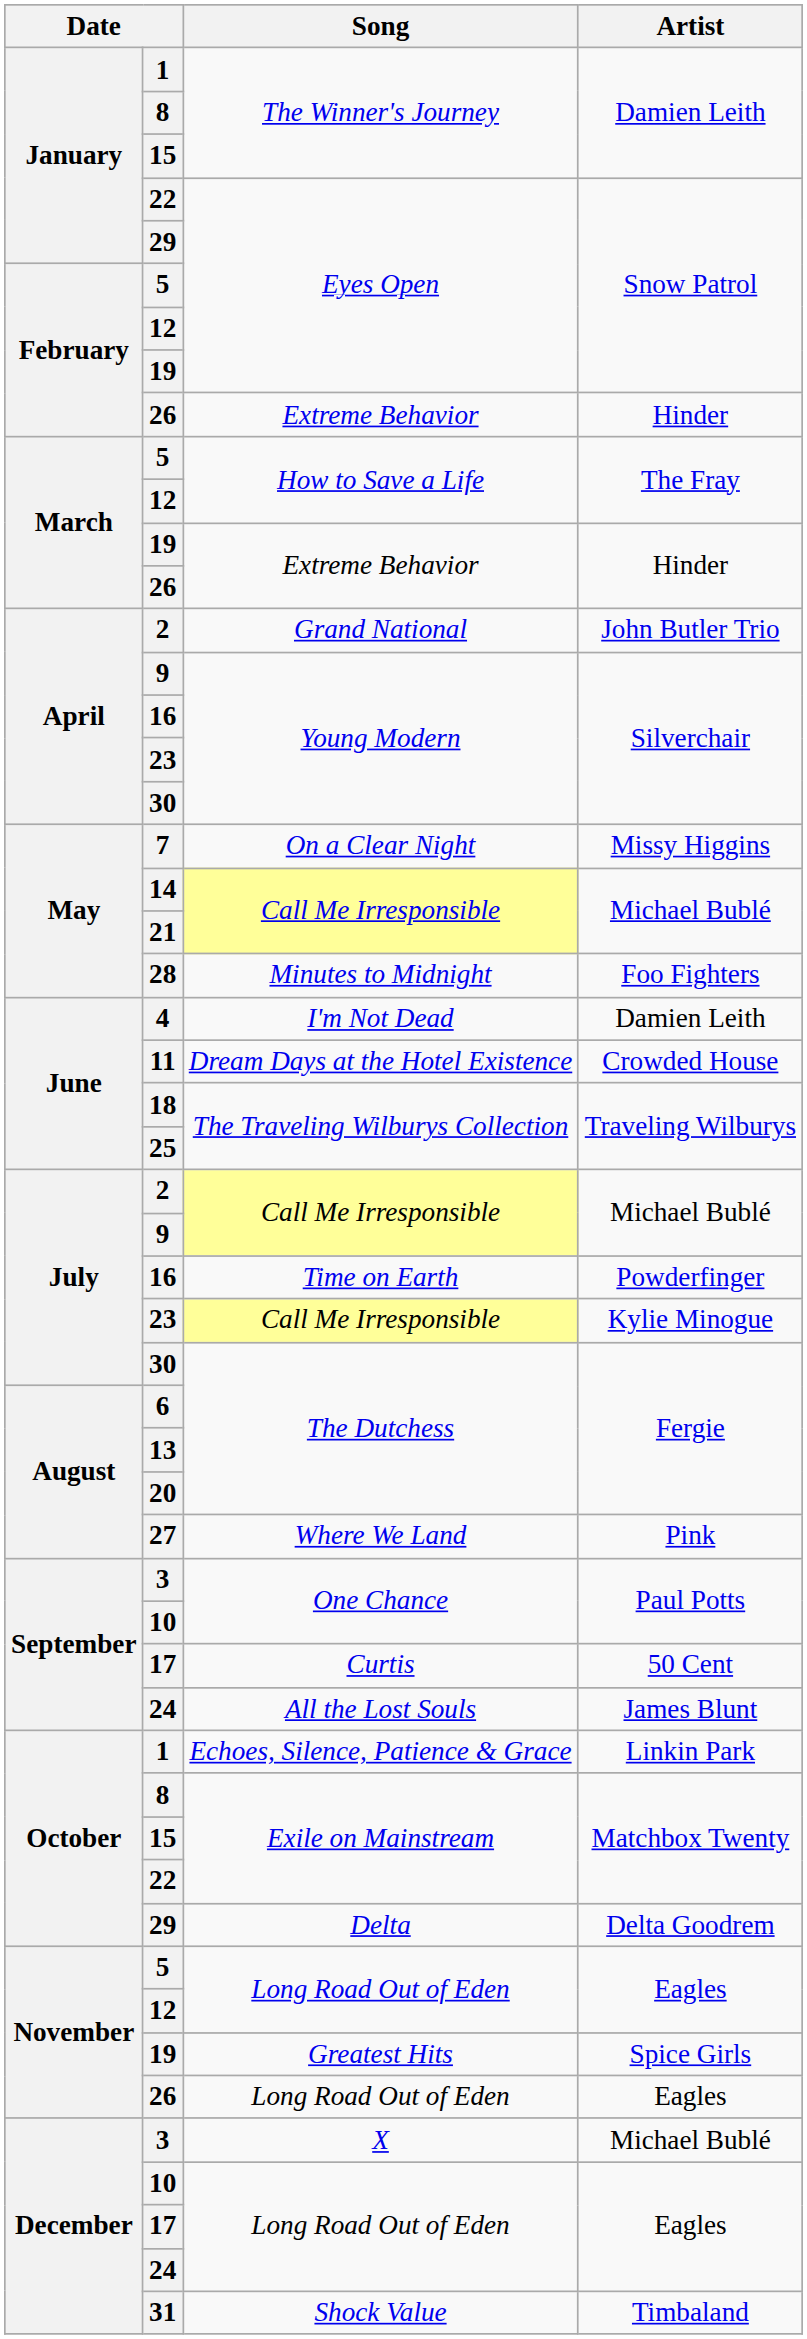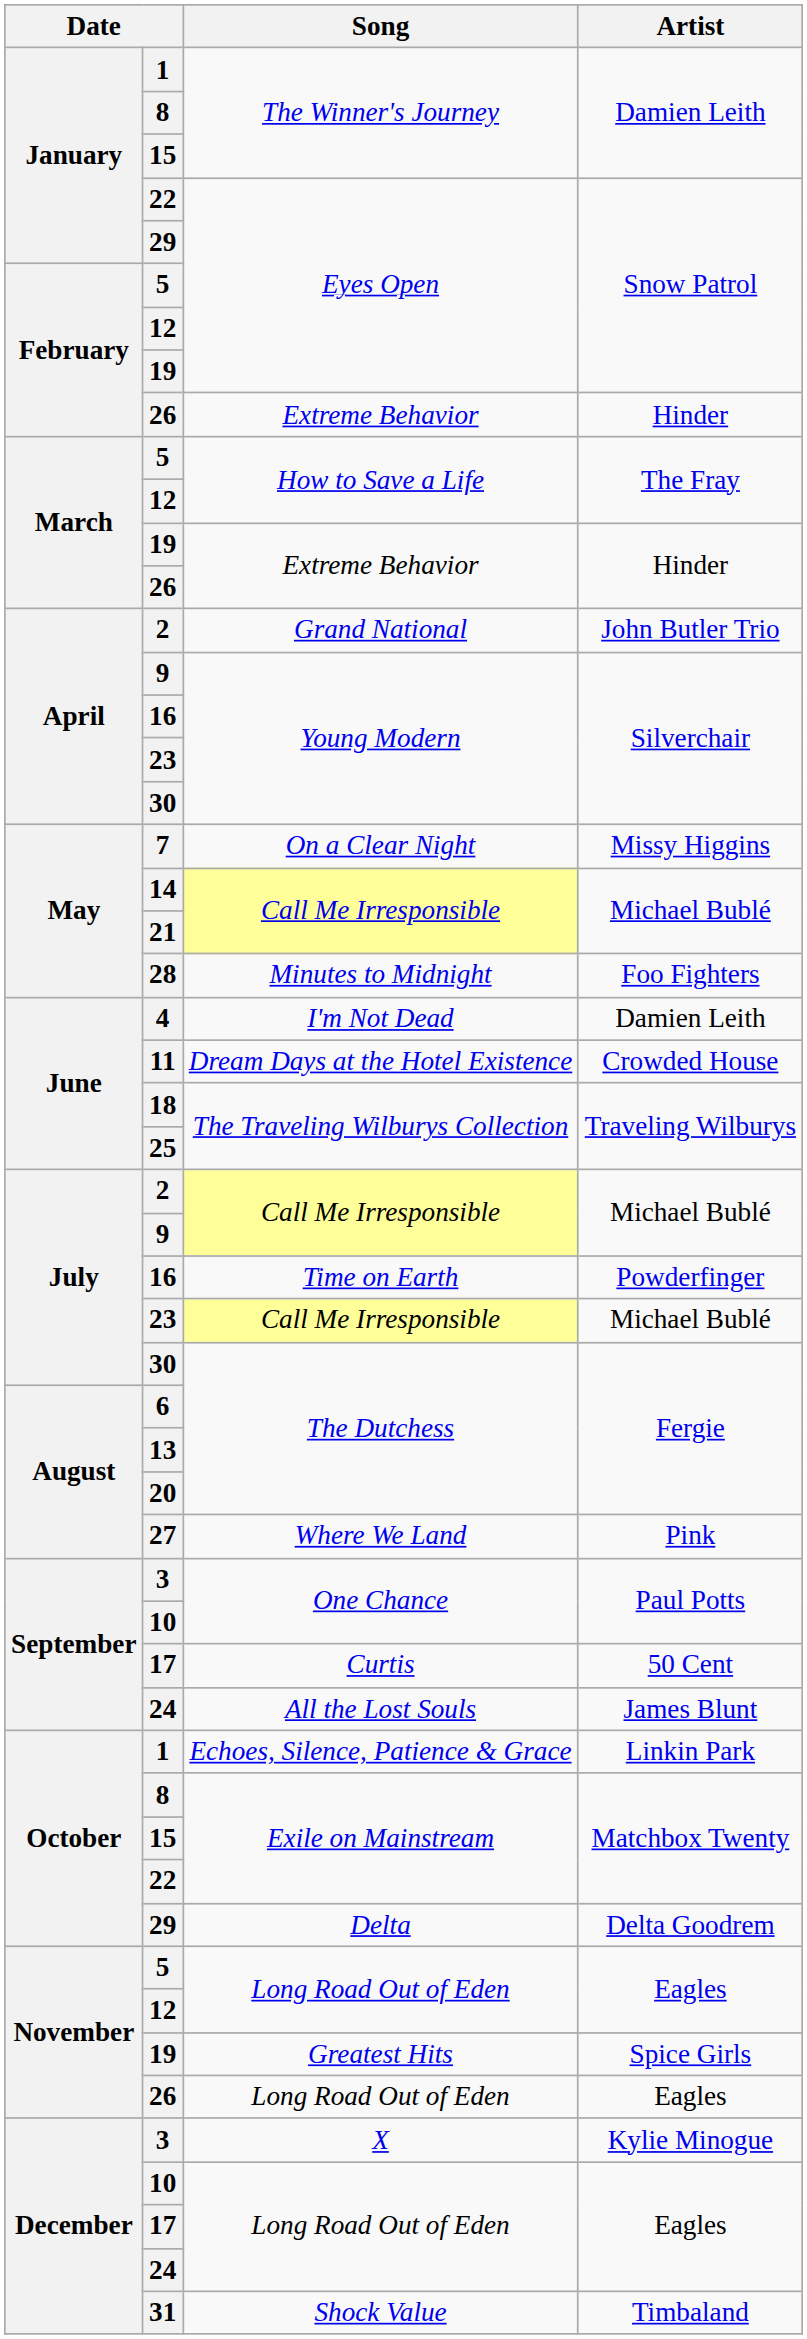(690, 1320) Kylie Minogue -> (690, 1320) Michael Bublé
(690, 2139) Michael Bublé -> (690, 2139) Kylie Minogue
